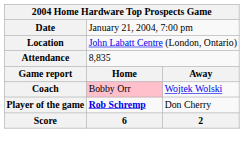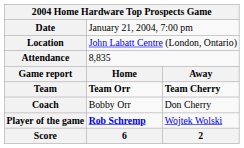+ row: (45, 89)
(110, 89) pink background -> (110, 105) no background
(193, 89) Wojtek Wolski -> (188, 105) Don Cherry
(188, 105) Don Cherry -> (193, 120) Wojtek Wolski
